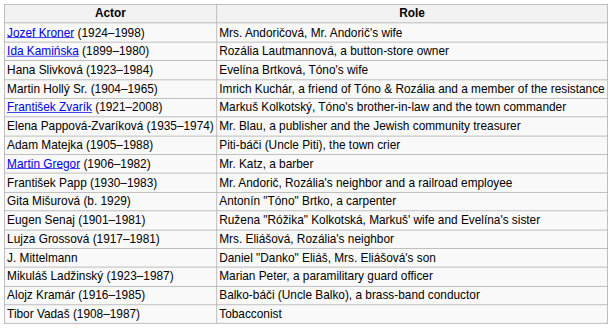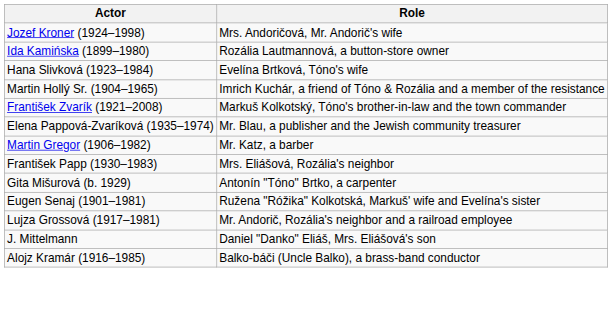- row: (80, 145)
(366, 182) Mr. Andorič, Rozália's neighbor and a railroad employee -> (307, 164) Mrs. Eliášová, Rozália's neighbor
(307, 239) Mrs. Eliášová, Rozália's neighbor -> (366, 220) Mr. Andorič, Rozália's neighbor and a railroad employee
- row: (90, 276)
- row: (74, 314)
